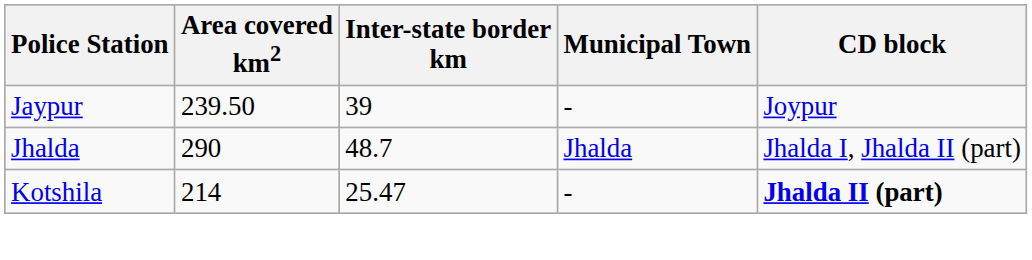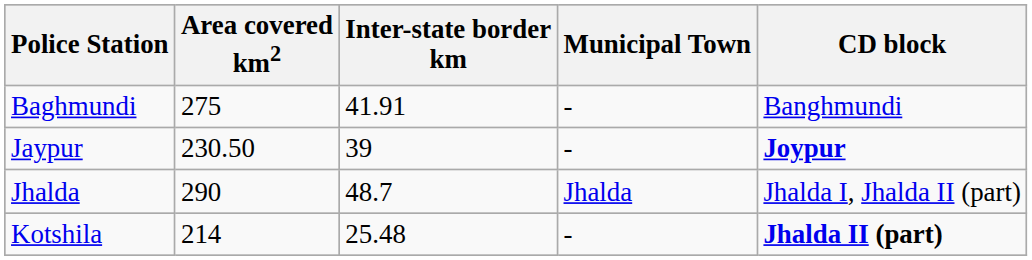+ row: (74, 105)
(218, 105) 239.50 -> (218, 148) 230.50
(800, 105) normal -> (804, 148) bold
(376, 191) 25.47 -> (376, 233) 25.48
